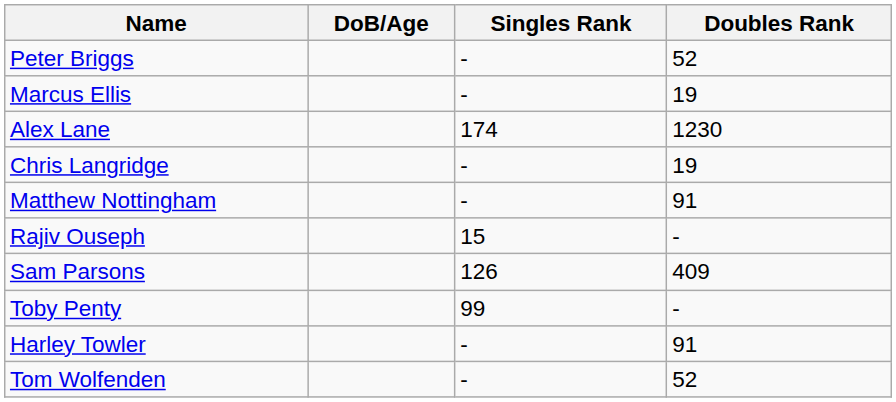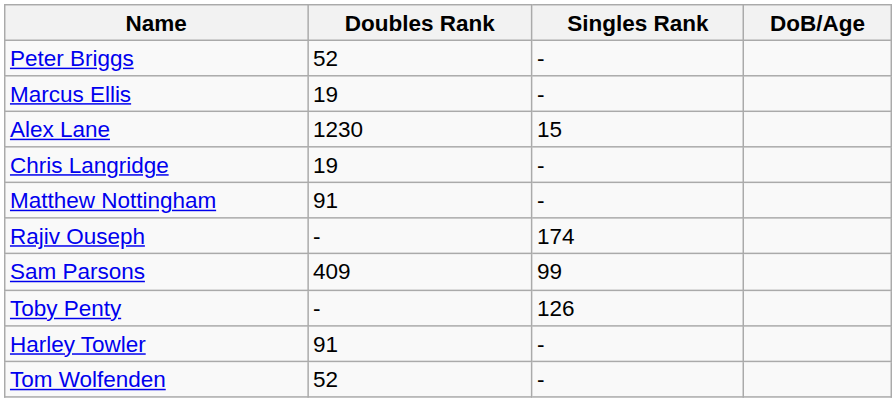columns swapped: (381, 23) <-> (779, 23)
(479, 130) 174 -> (550, 130) 15
(473, 236) 15 -> (556, 236) 174
(479, 272) 126 -> (550, 272) 99
(473, 308) 99 -> (556, 308) 126
